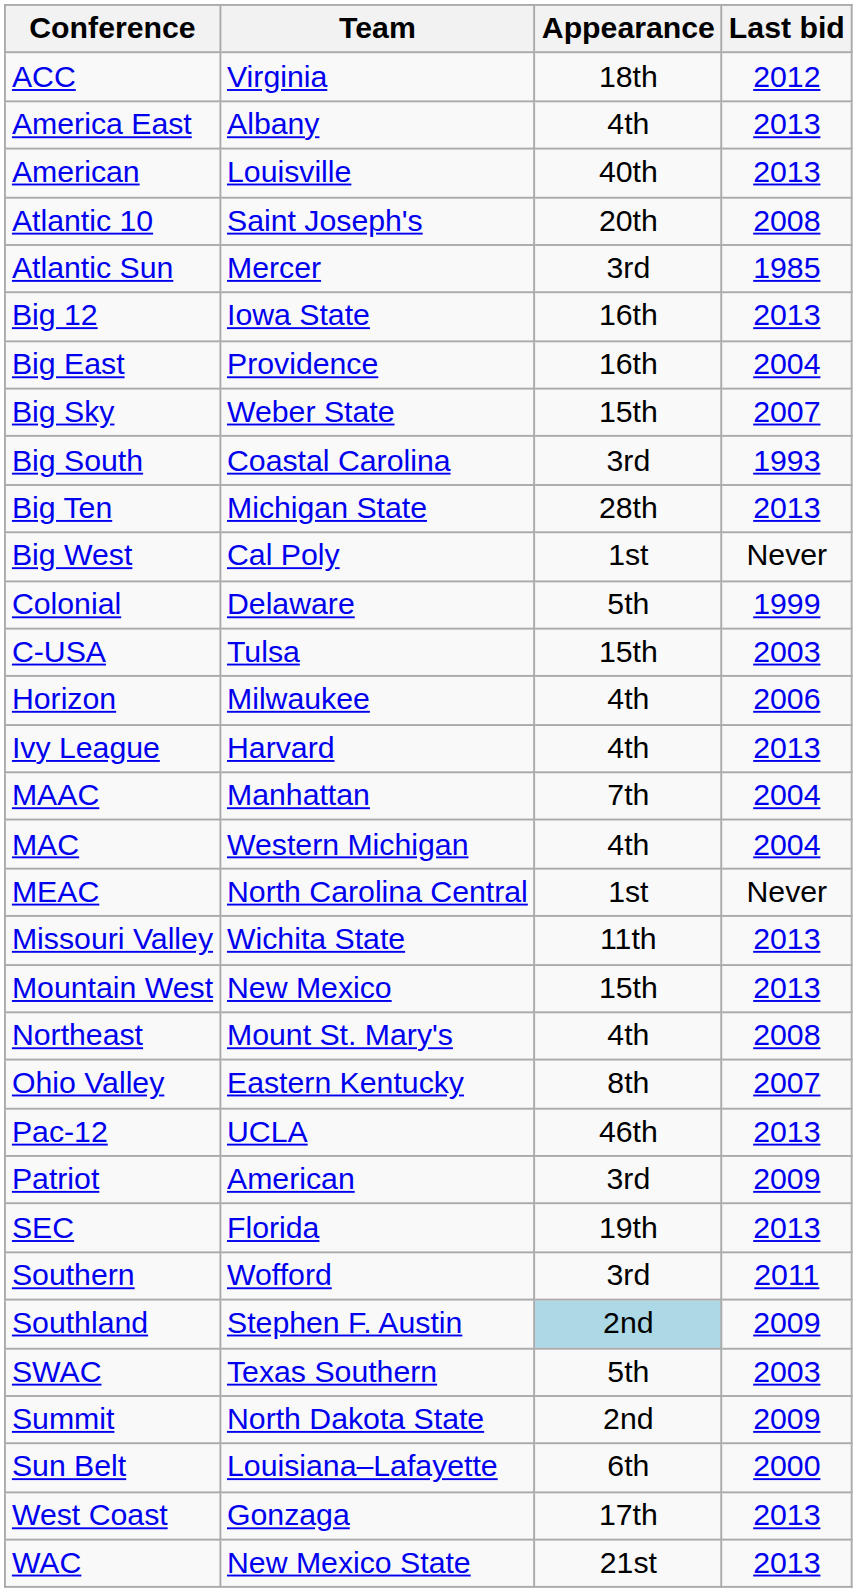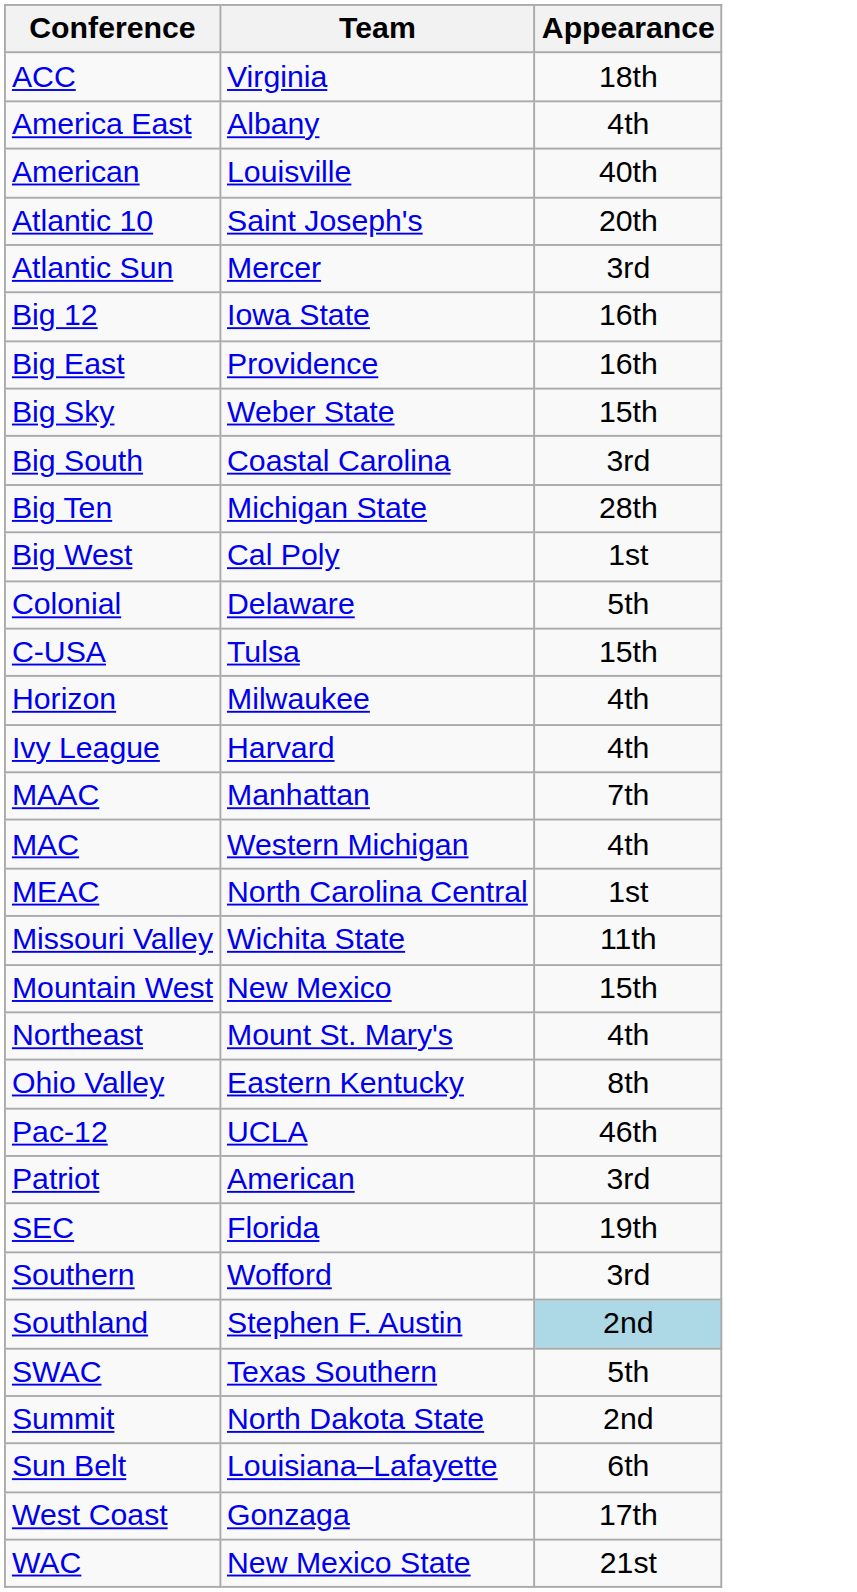- column: (787, 28)
